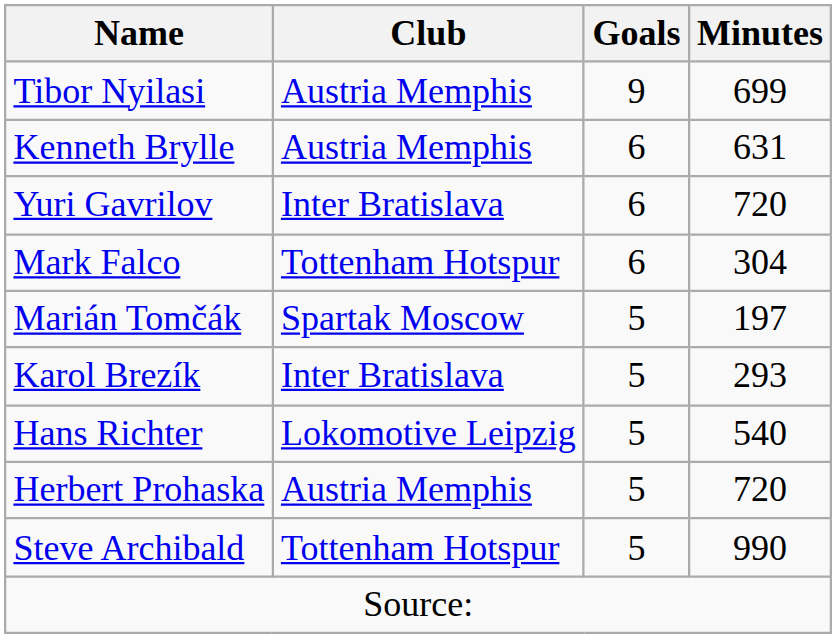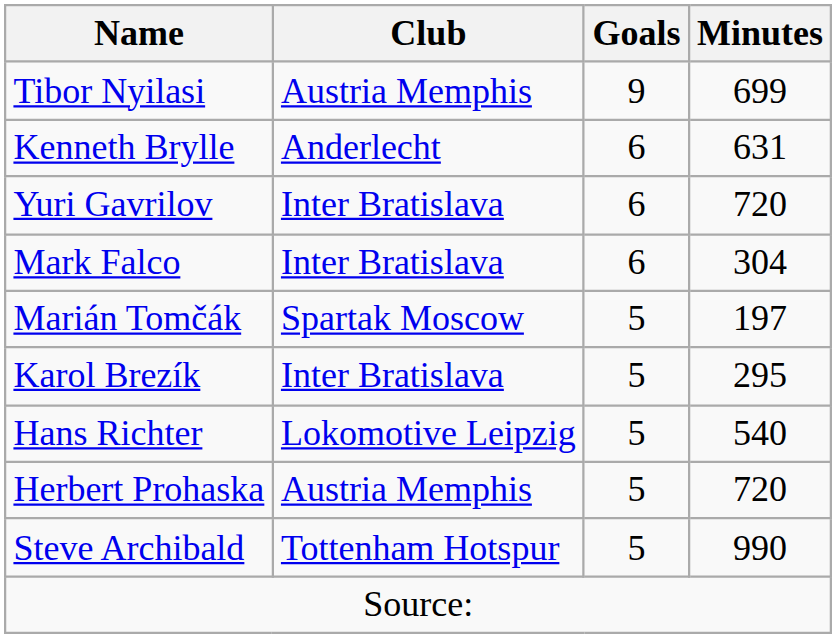(406, 147) Austria Memphis -> (361, 147) Anderlecht
(420, 261) Tottenham Hotspur -> (392, 261) Inter Bratislava
(760, 375) 293 -> (760, 375) 295
